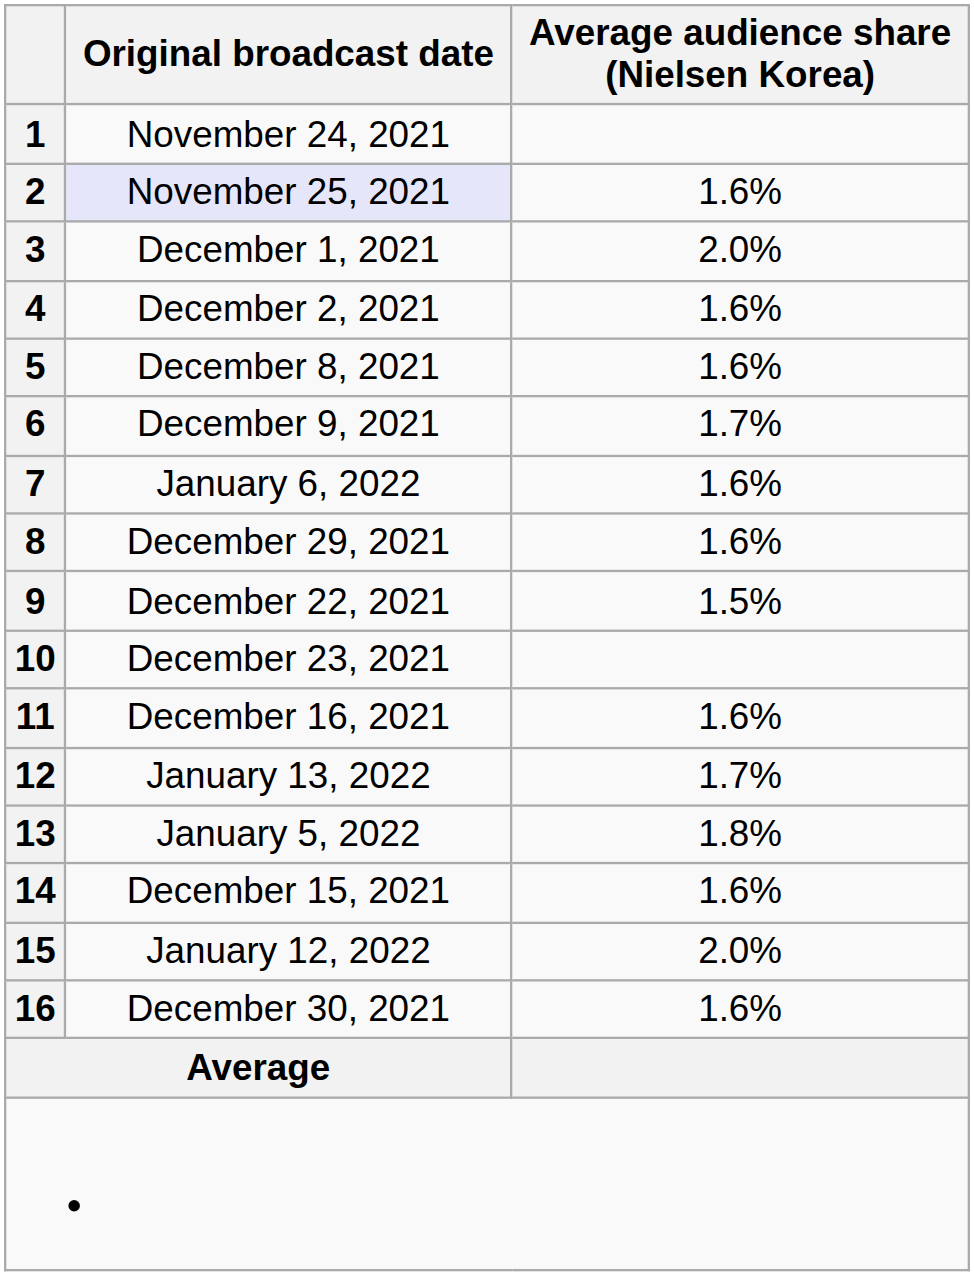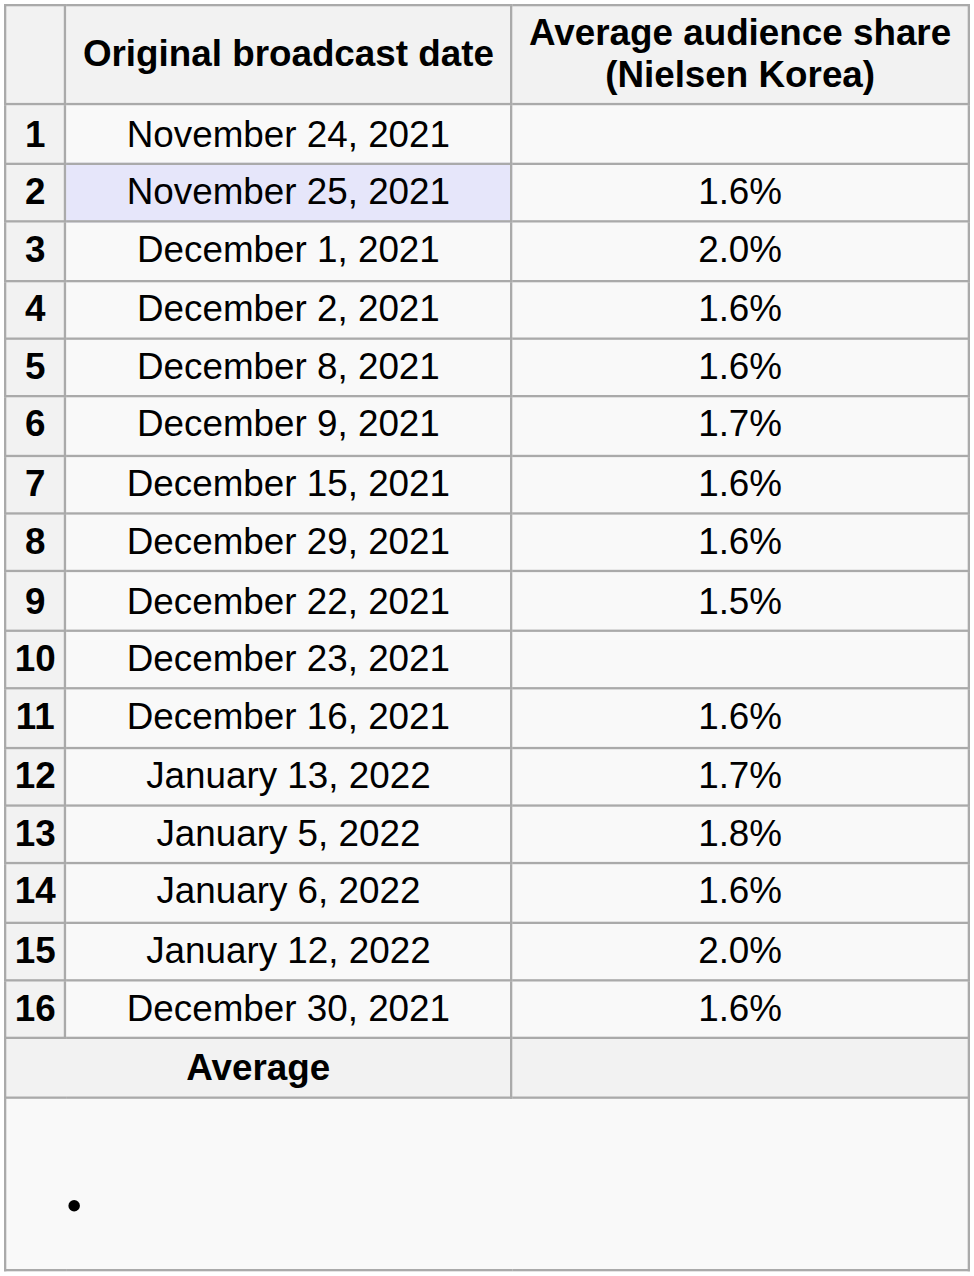(288, 483) January 6, 2022 -> (288, 483) December 15, 2021
(288, 892) December 15, 2021 -> (288, 892) January 6, 2022
